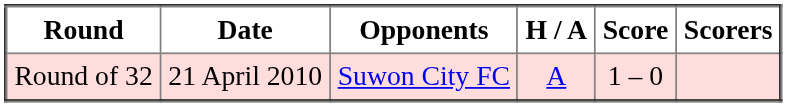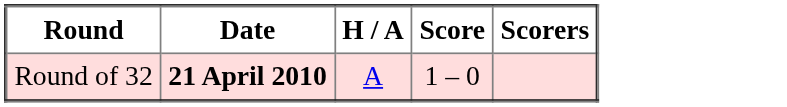- column: (424, 29)
(245, 76) normal -> (248, 76) bold
